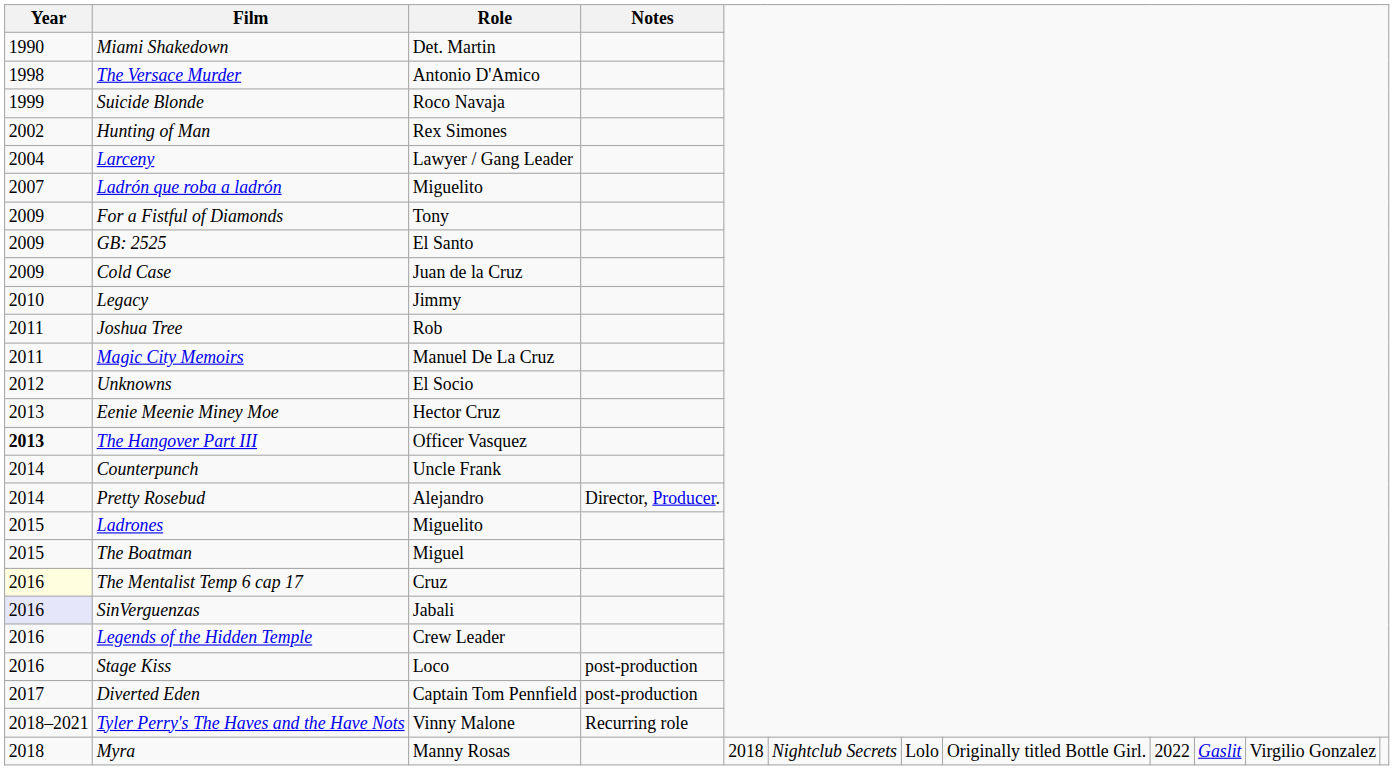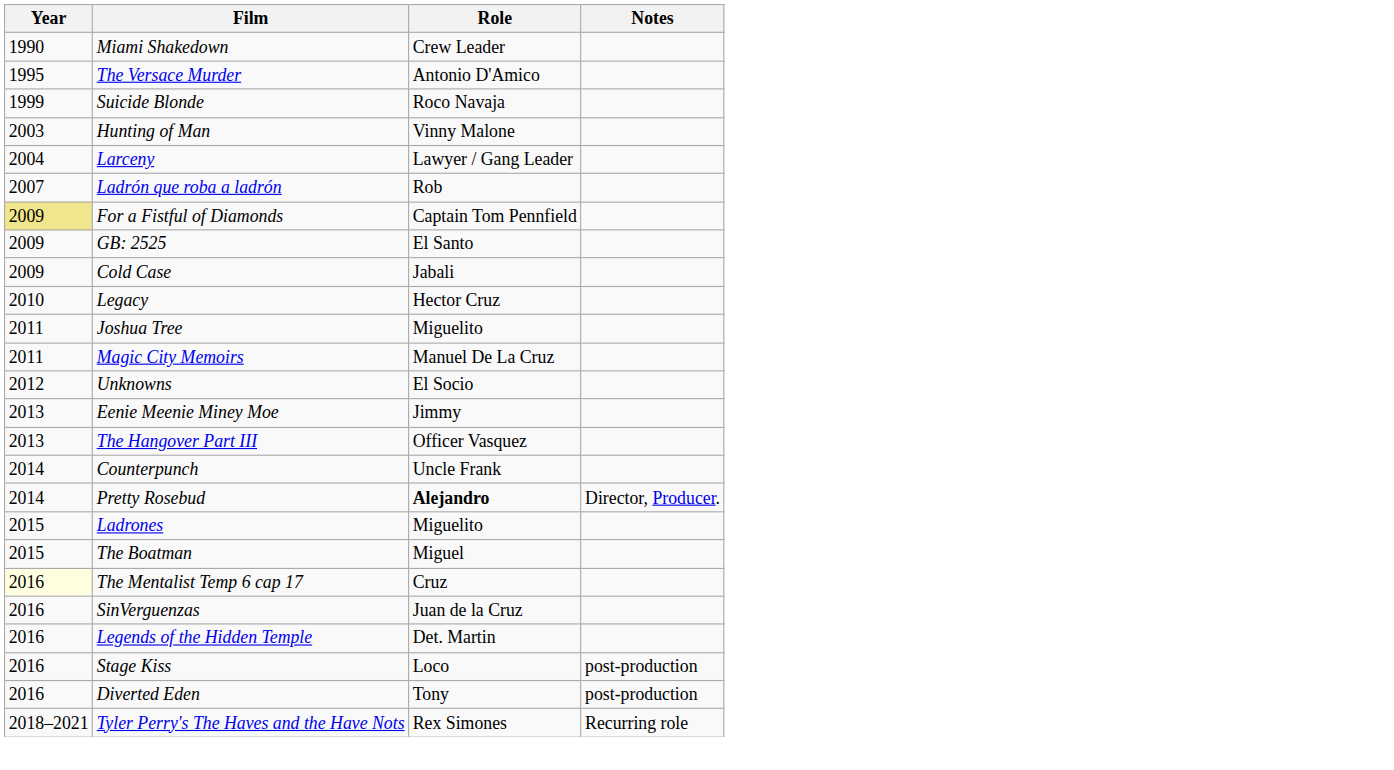(454, 46) Det. Martin -> (459, 46) Crew Leader
(26, 74) 1998 -> (26, 74) 1995
(26, 131) 2002 -> (26, 131) 2003
(460, 131) Rex Simones -> (464, 131) Vinny Malone
(448, 187) Miguelito -> (428, 187) Rob
(26, 215) no background -> (26, 215) khaki background
(431, 215) Tony -> (495, 215) Captain Tom Pennfield
(468, 272) Juan de la Cruz -> (433, 272) Jabali
(437, 300) Jimmy -> (456, 300) Hector Cruz
(428, 328) Rob -> (448, 328) Miguelito
(456, 412) Hector Cruz -> (437, 412) Jimmy
(26, 441) bold -> (26, 441) normal
(448, 497) normal -> (451, 497) bold
(26, 610) lavender background -> (26, 610) no background
(433, 610) Jabali -> (468, 610) Juan de la Cruz
(459, 638) Crew Leader -> (454, 638) Det. Martin
(26, 694) 2017 -> (26, 694) 2016
(495, 694) Captain Tom Pennfield -> (431, 694) Tony
(464, 722) Vinny Malone -> (460, 722) Rex Simones
- row: (116, 750)
